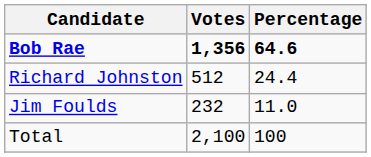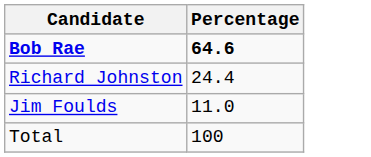- column: (218, 19)
